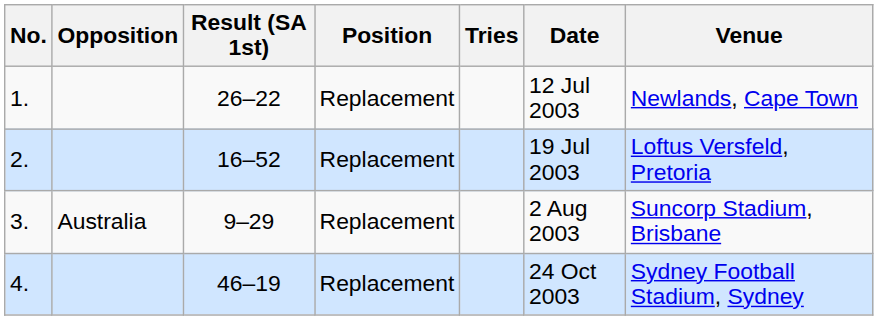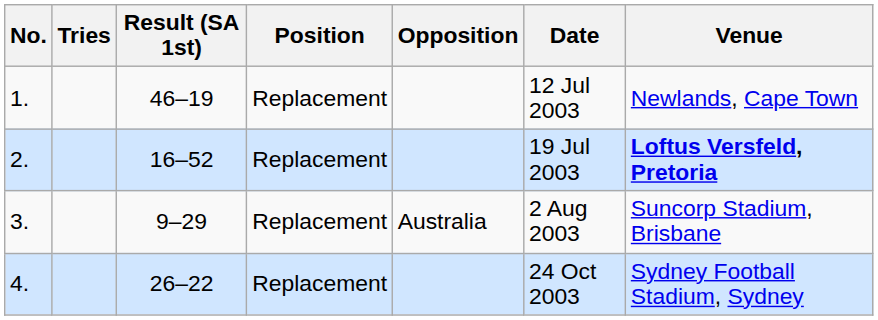columns swapped: (118, 35) <-> (492, 35)
(249, 97) 26–22 -> (182, 97) 46–19
(710, 159) normal -> (717, 159) bold
(249, 283) 46–19 -> (182, 283) 26–22
